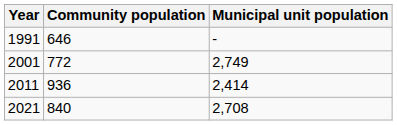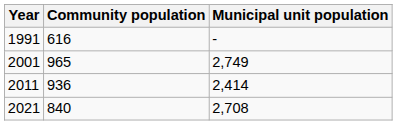(59, 39) 646 -> (59, 39) 616
(59, 62) 772 -> (59, 62) 965
